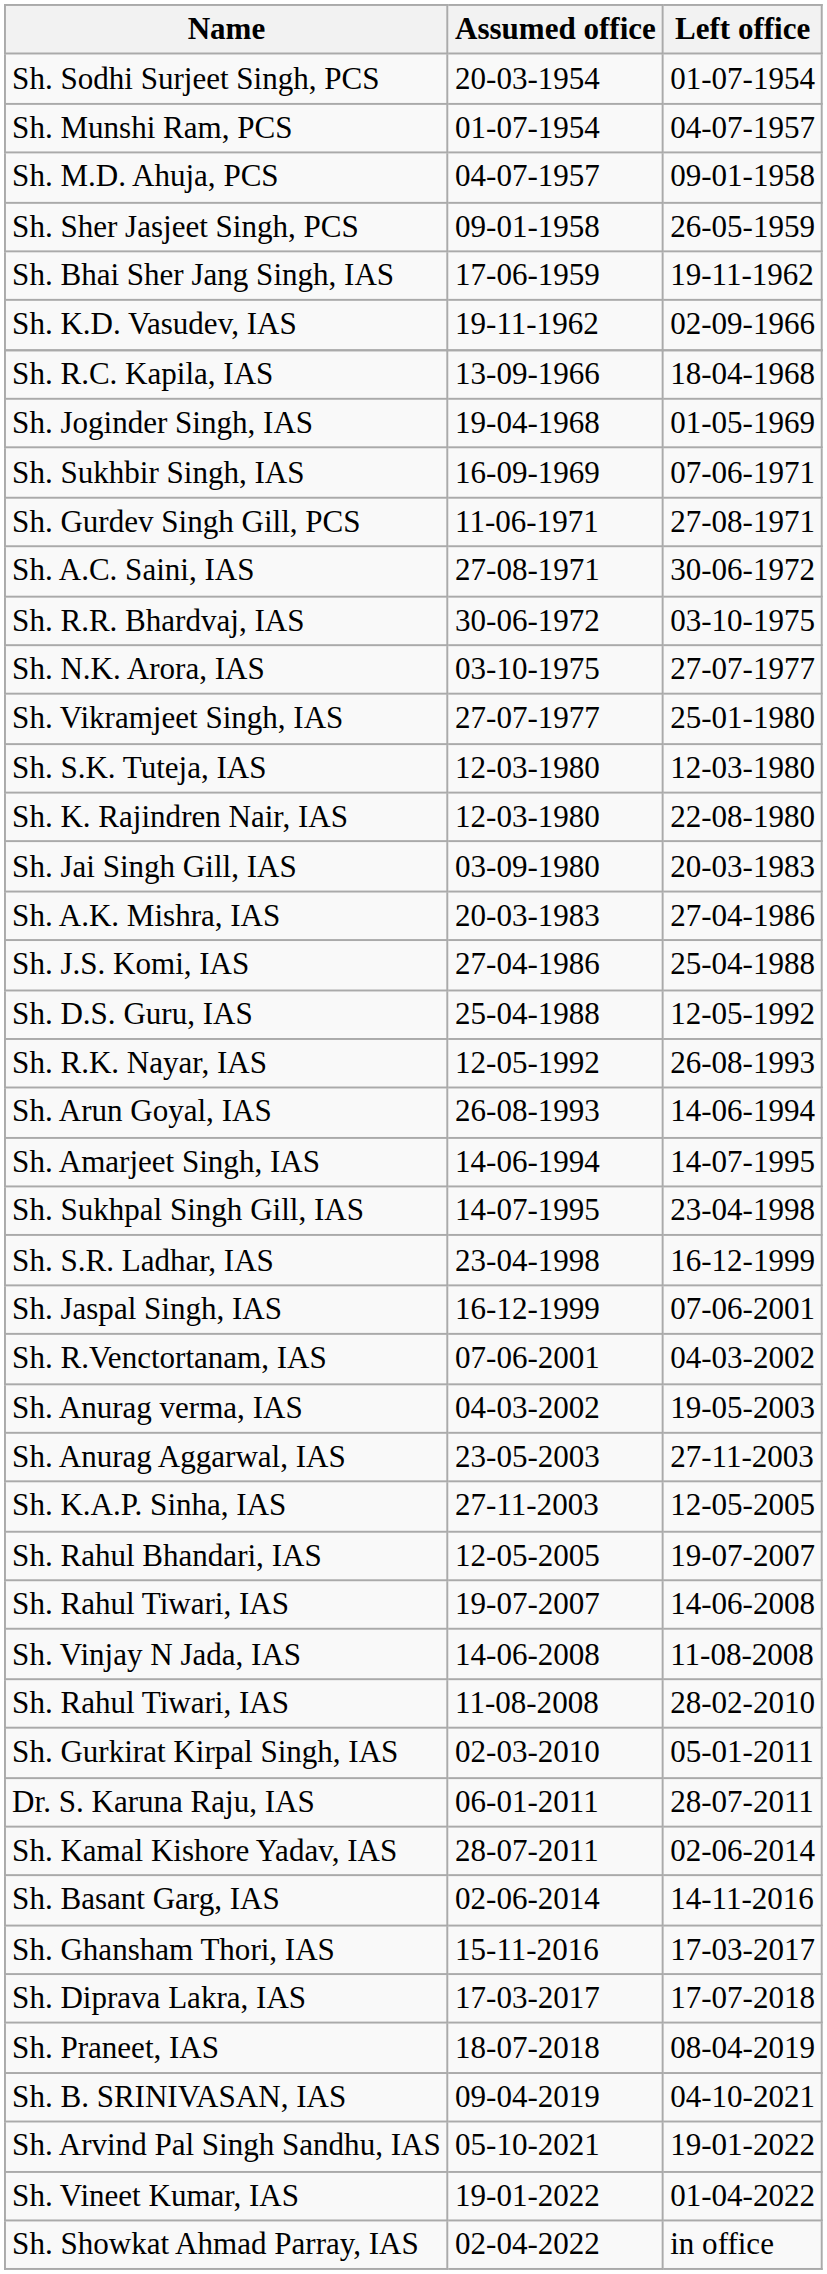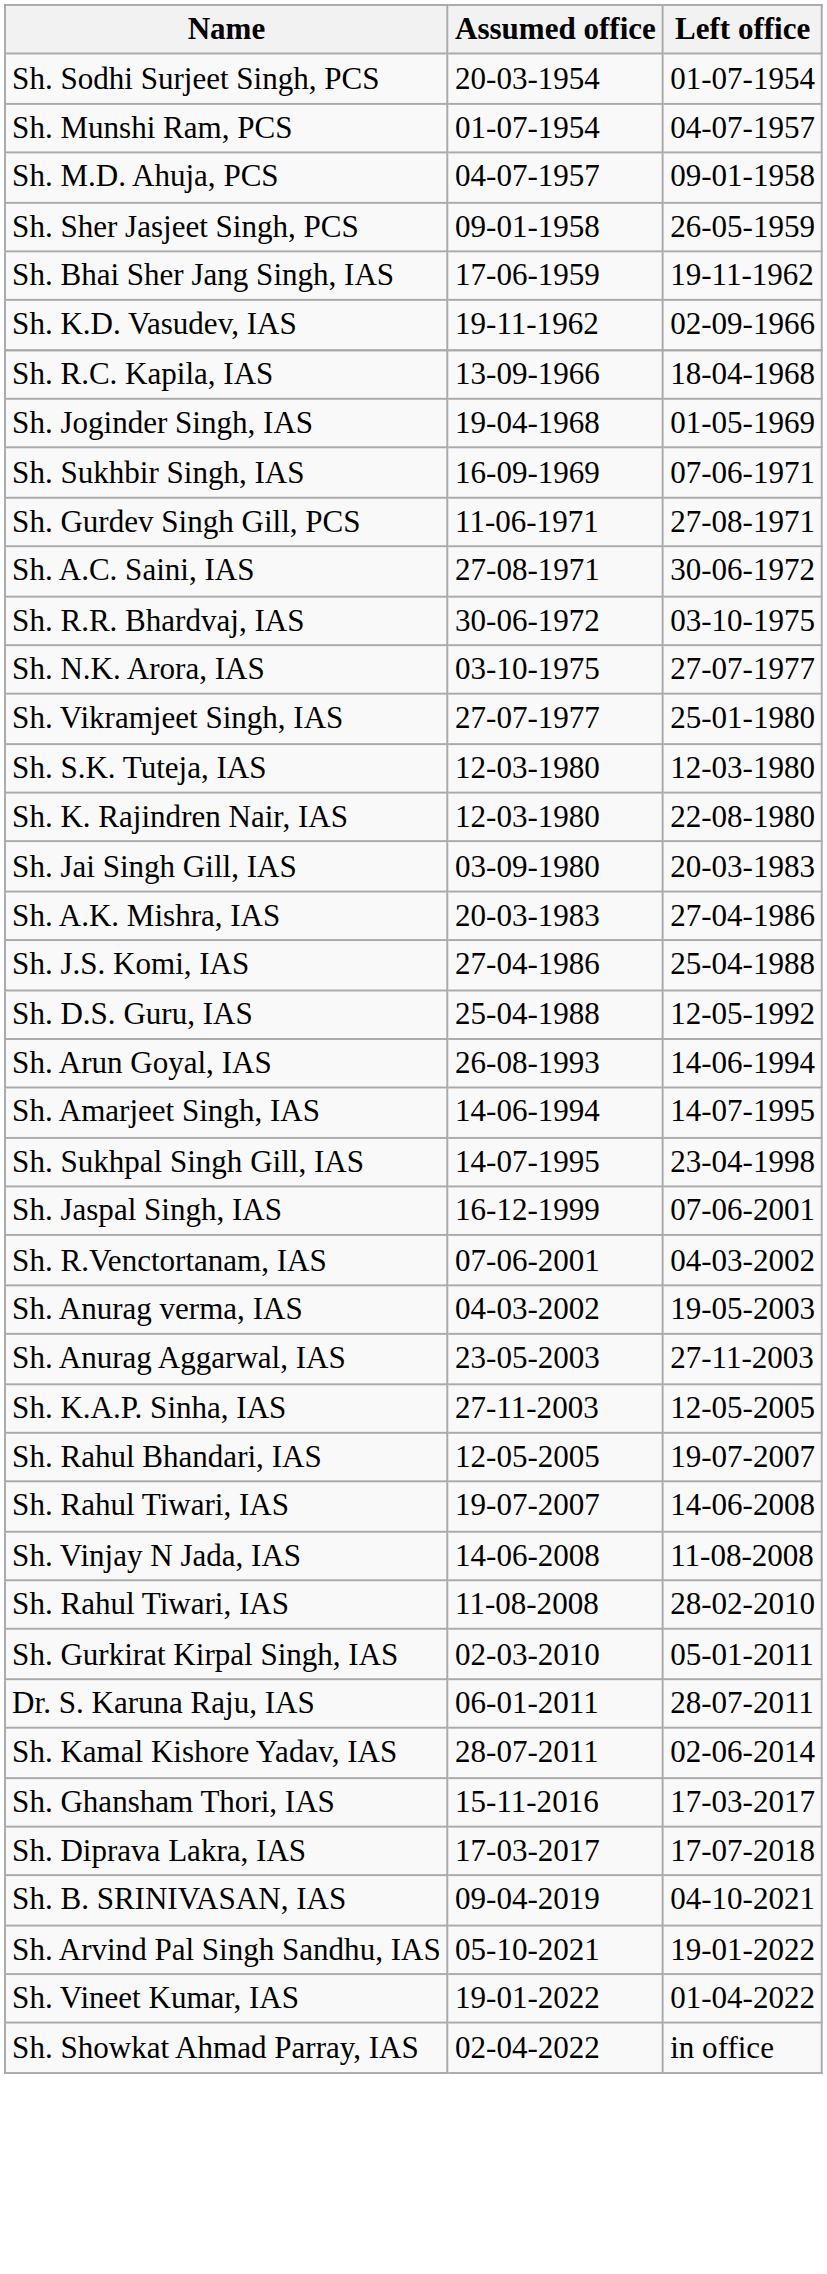- row: (140, 1062)
- row: (143, 1259)
- row: (146, 1899)
- row: (116, 2047)
